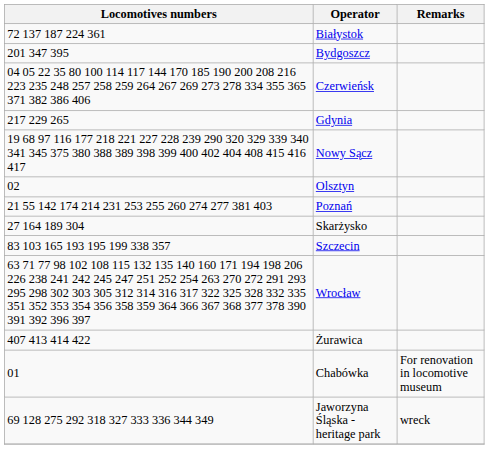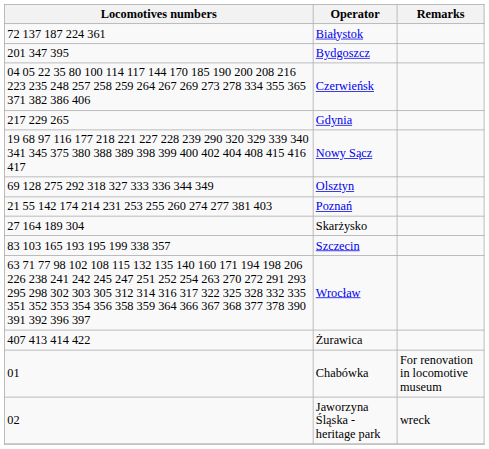(13, 186) 02 -> (110, 186) 69 128 275 292 318 327 333 336 344 349
(110, 420) 69 128 275 292 318 327 333 336 344 349 -> (13, 420) 02
